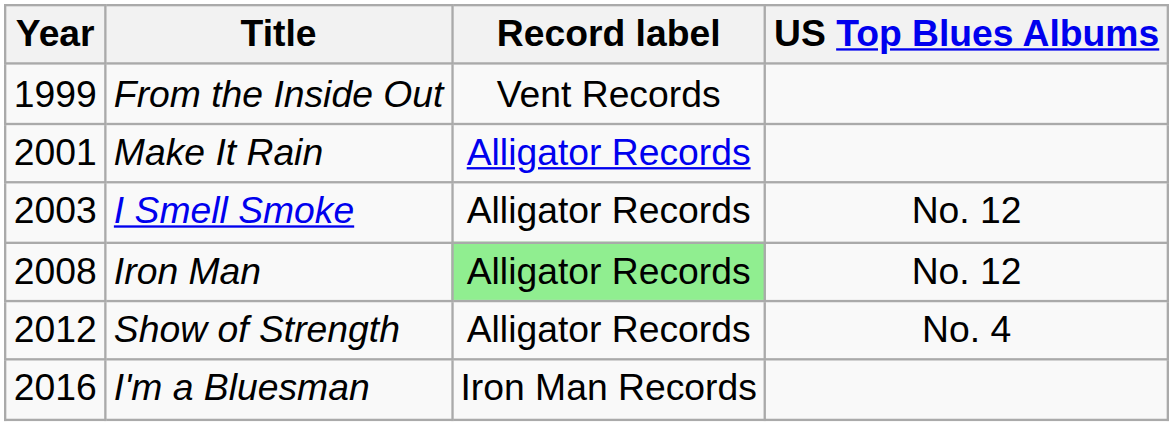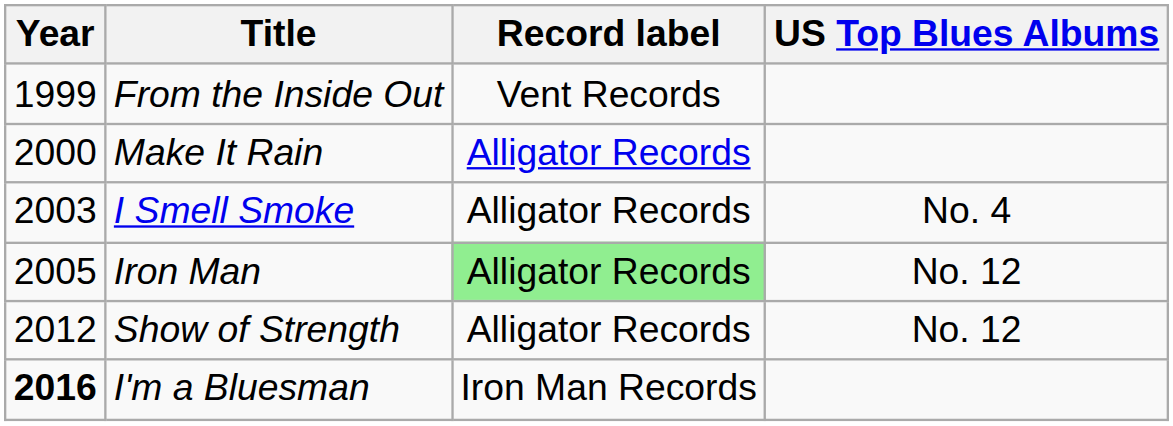(55, 152) 2001 -> (55, 152) 2000
(967, 211) No. 12 -> (967, 211) No. 4
(55, 270) 2008 -> (55, 270) 2005
(967, 329) No. 4 -> (967, 329) No. 12
(55, 388) normal -> (55, 388) bold
